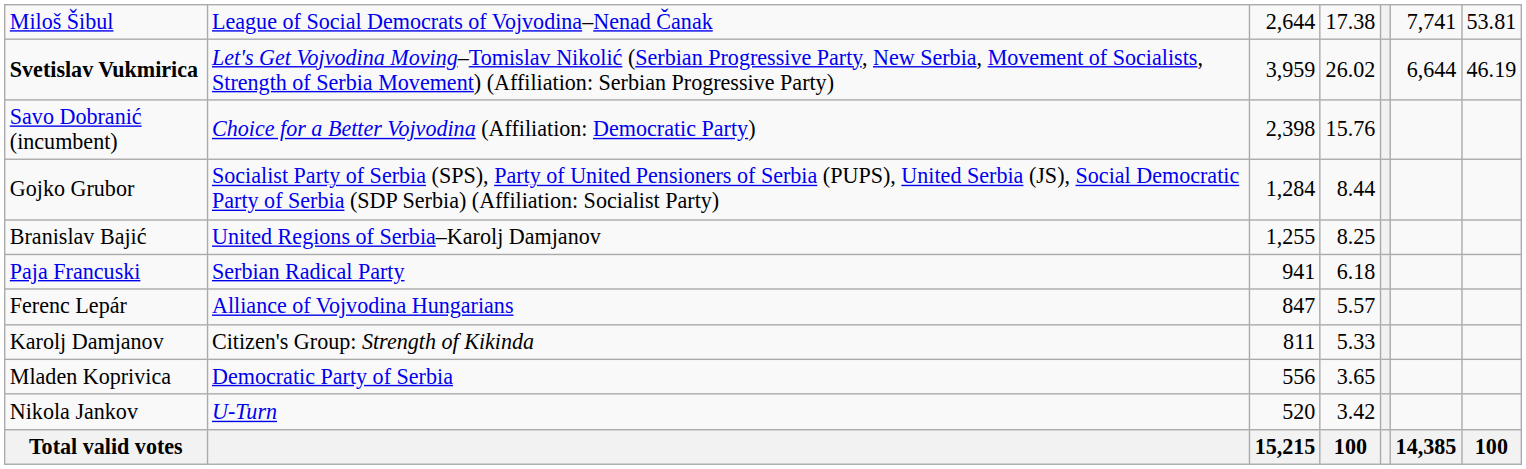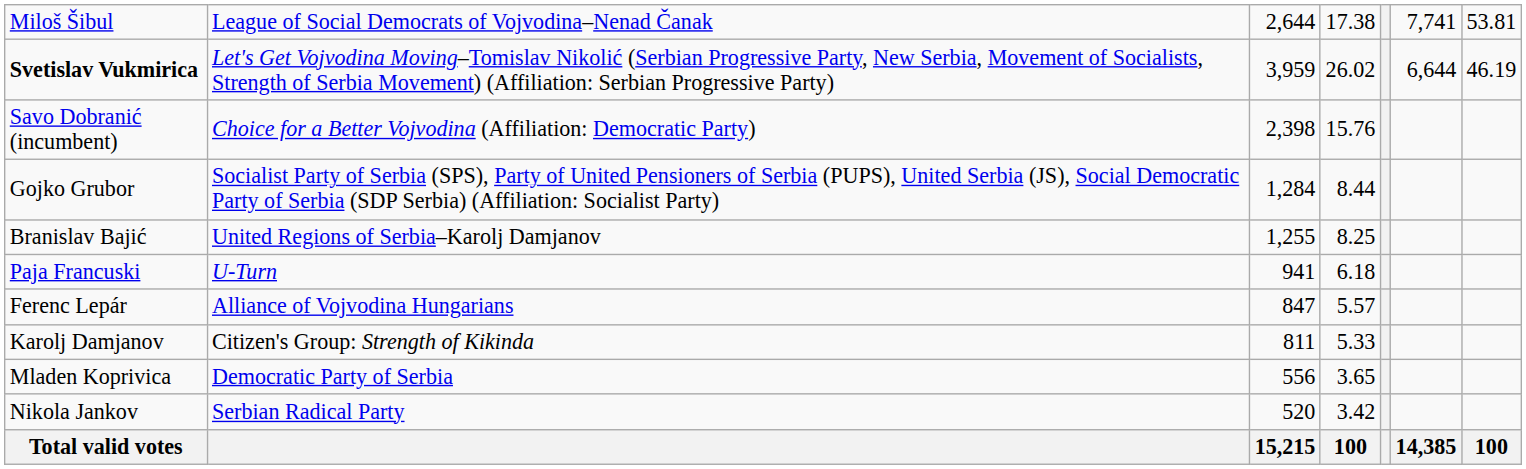(308, 271) Serbian Radical Party -> (245, 271) U-Turn
(245, 411) U-Turn -> (308, 411) Serbian Radical Party
